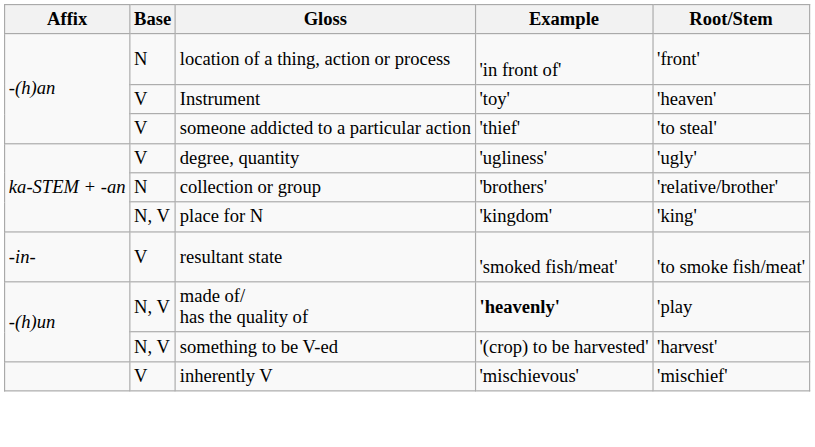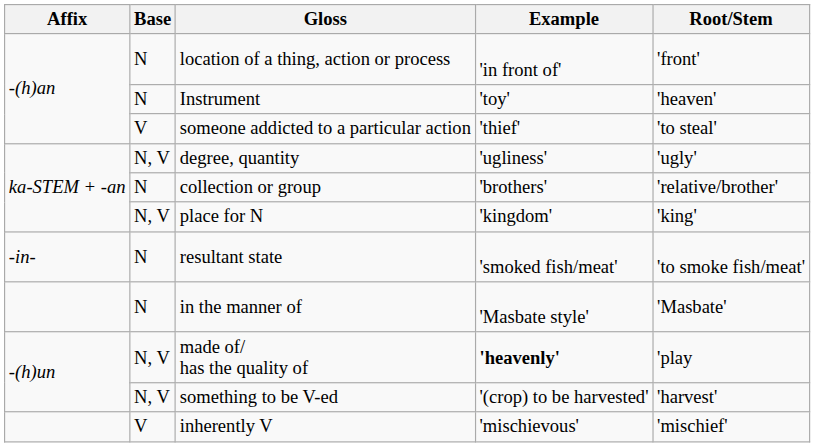(141, 98) V -> (141, 98) N
(141, 157) V -> (152, 157) N, V
(141, 256) V -> (141, 256) N
+ row: (241, 306)
